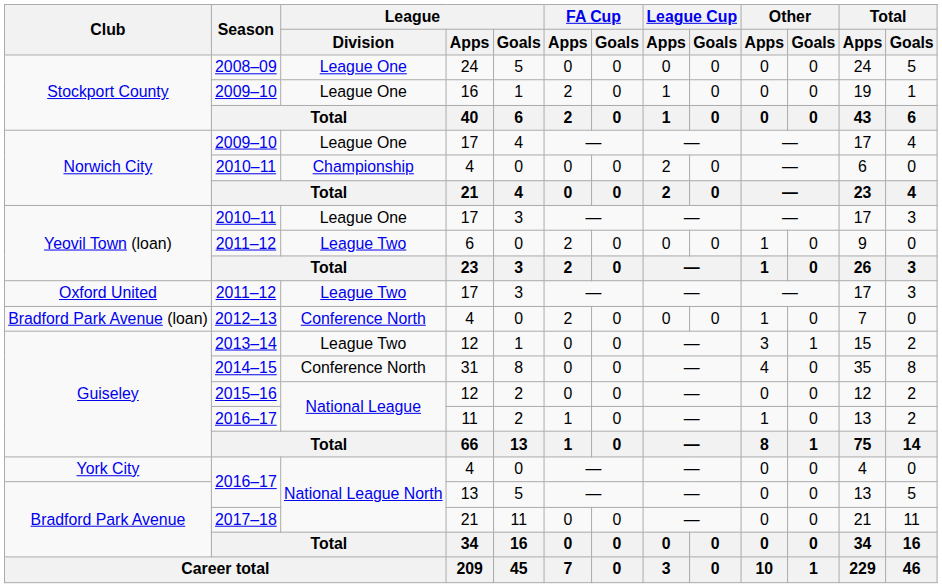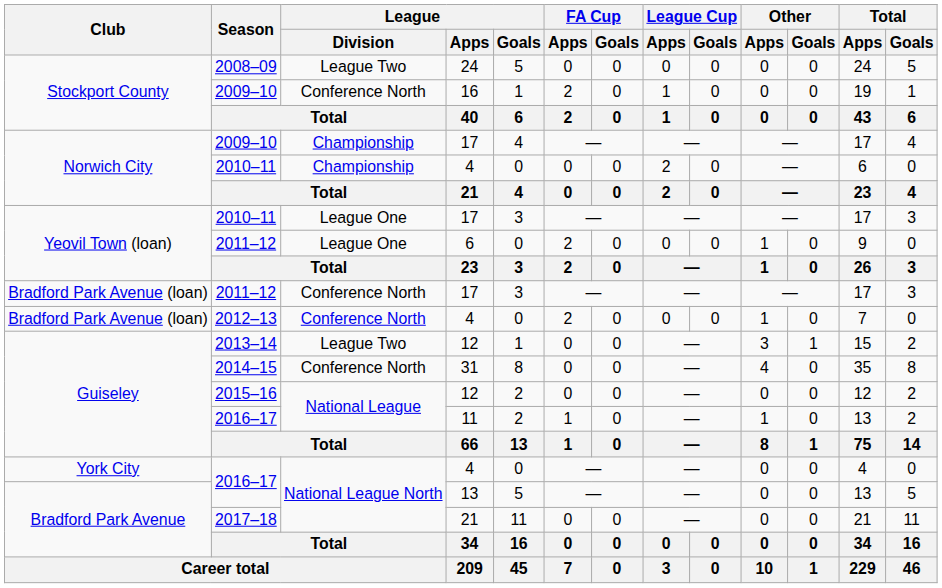(363, 67) League One -> (363, 67) League Two
(363, 92) League One -> (363, 92) Conference North
(363, 142) League One -> (363, 142) Championship
(363, 243) League Two -> (363, 243) League One
(108, 293) Oxford United -> (108, 293) Bradford Park Avenue (loan)
(363, 293) League Two -> (363, 293) Conference North
